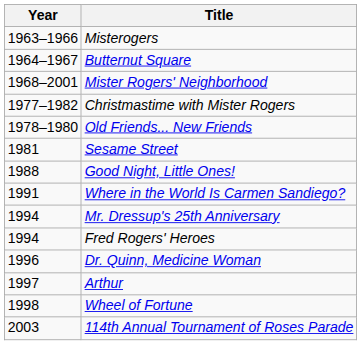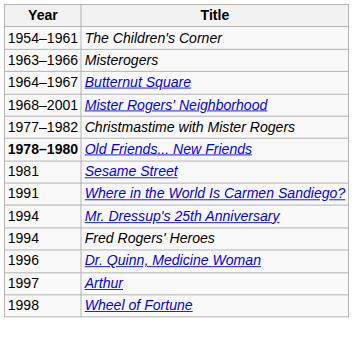+ row: (153, 37)
(43, 127) normal -> (43, 149) bold
- row: (160, 171)
- row: (219, 328)
